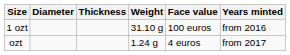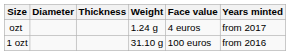rows swapped: (14, 43) <-> (17, 27)
